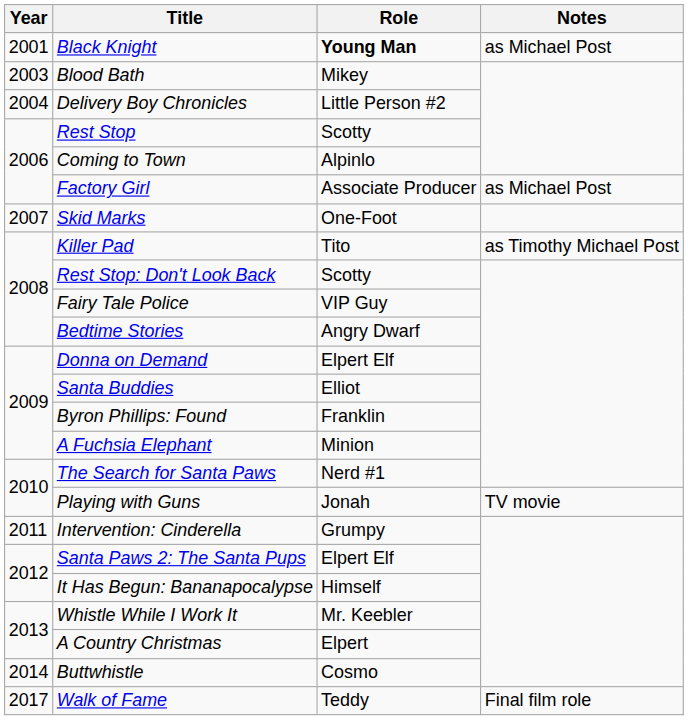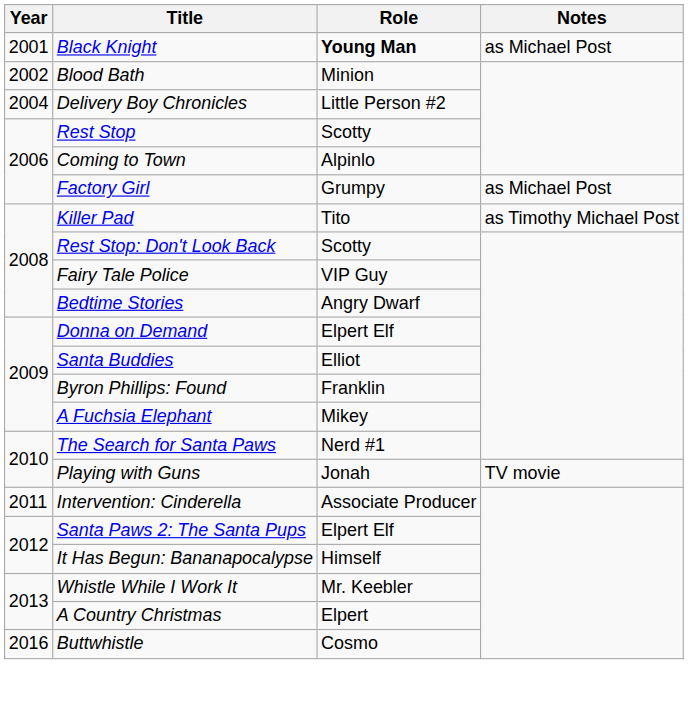(29, 75) 2003 -> (29, 75) 2002
(345, 75) Mikey -> (348, 75) Minion
(399, 189) Associate Producer -> (353, 189) Grumpy
- row: (101, 217)
(348, 445) Minion -> (345, 416) Mikey
(353, 530) Grumpy -> (399, 501) Associate Producer
(29, 672) 2014 -> (29, 643) 2016
- row: (112, 700)
